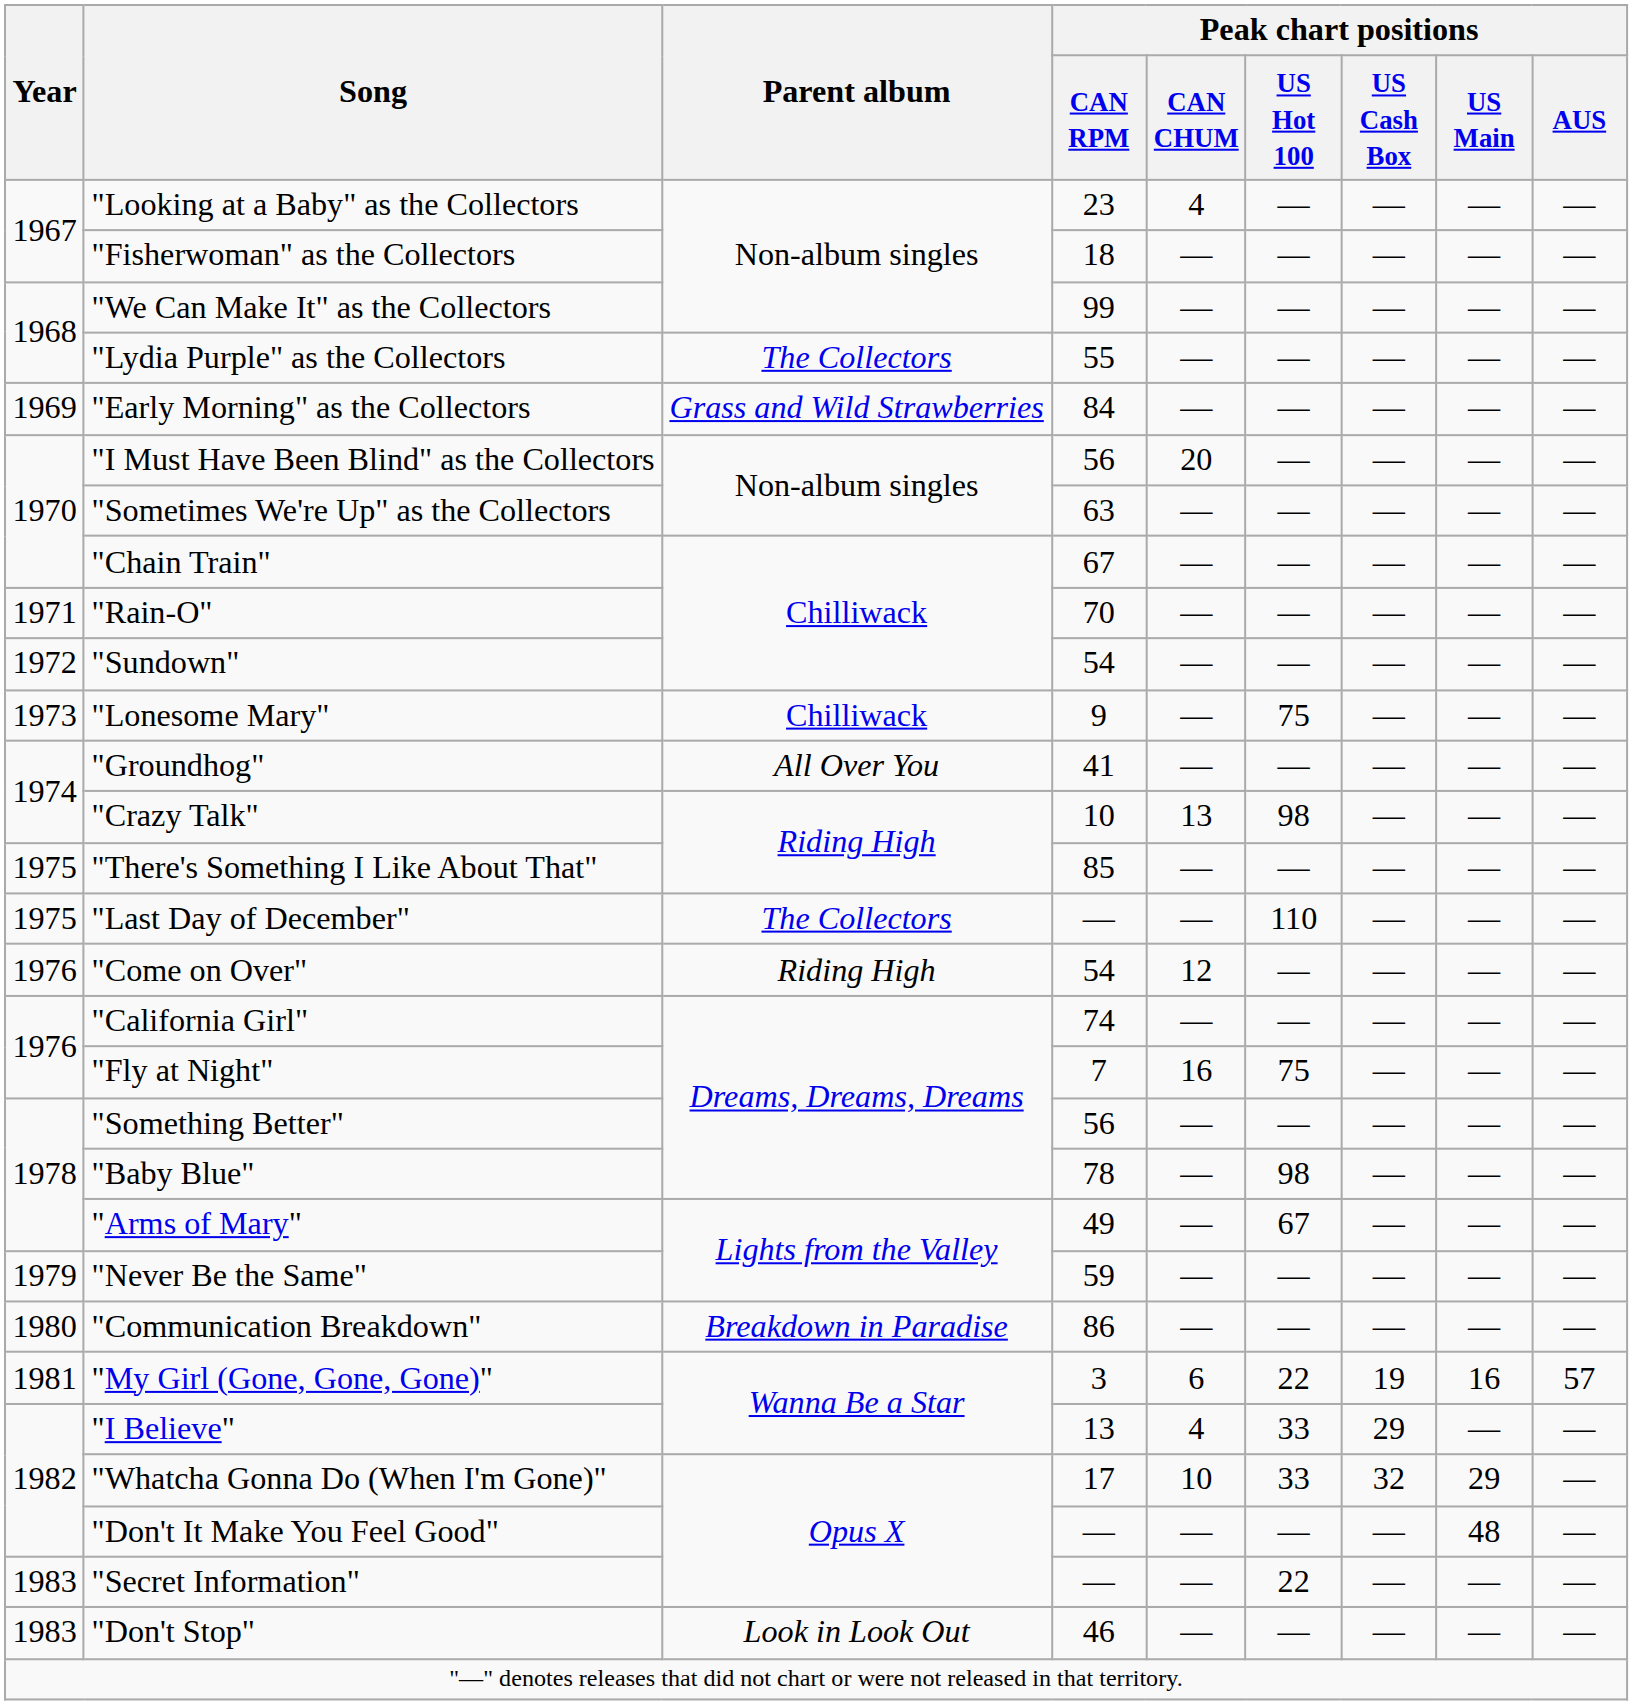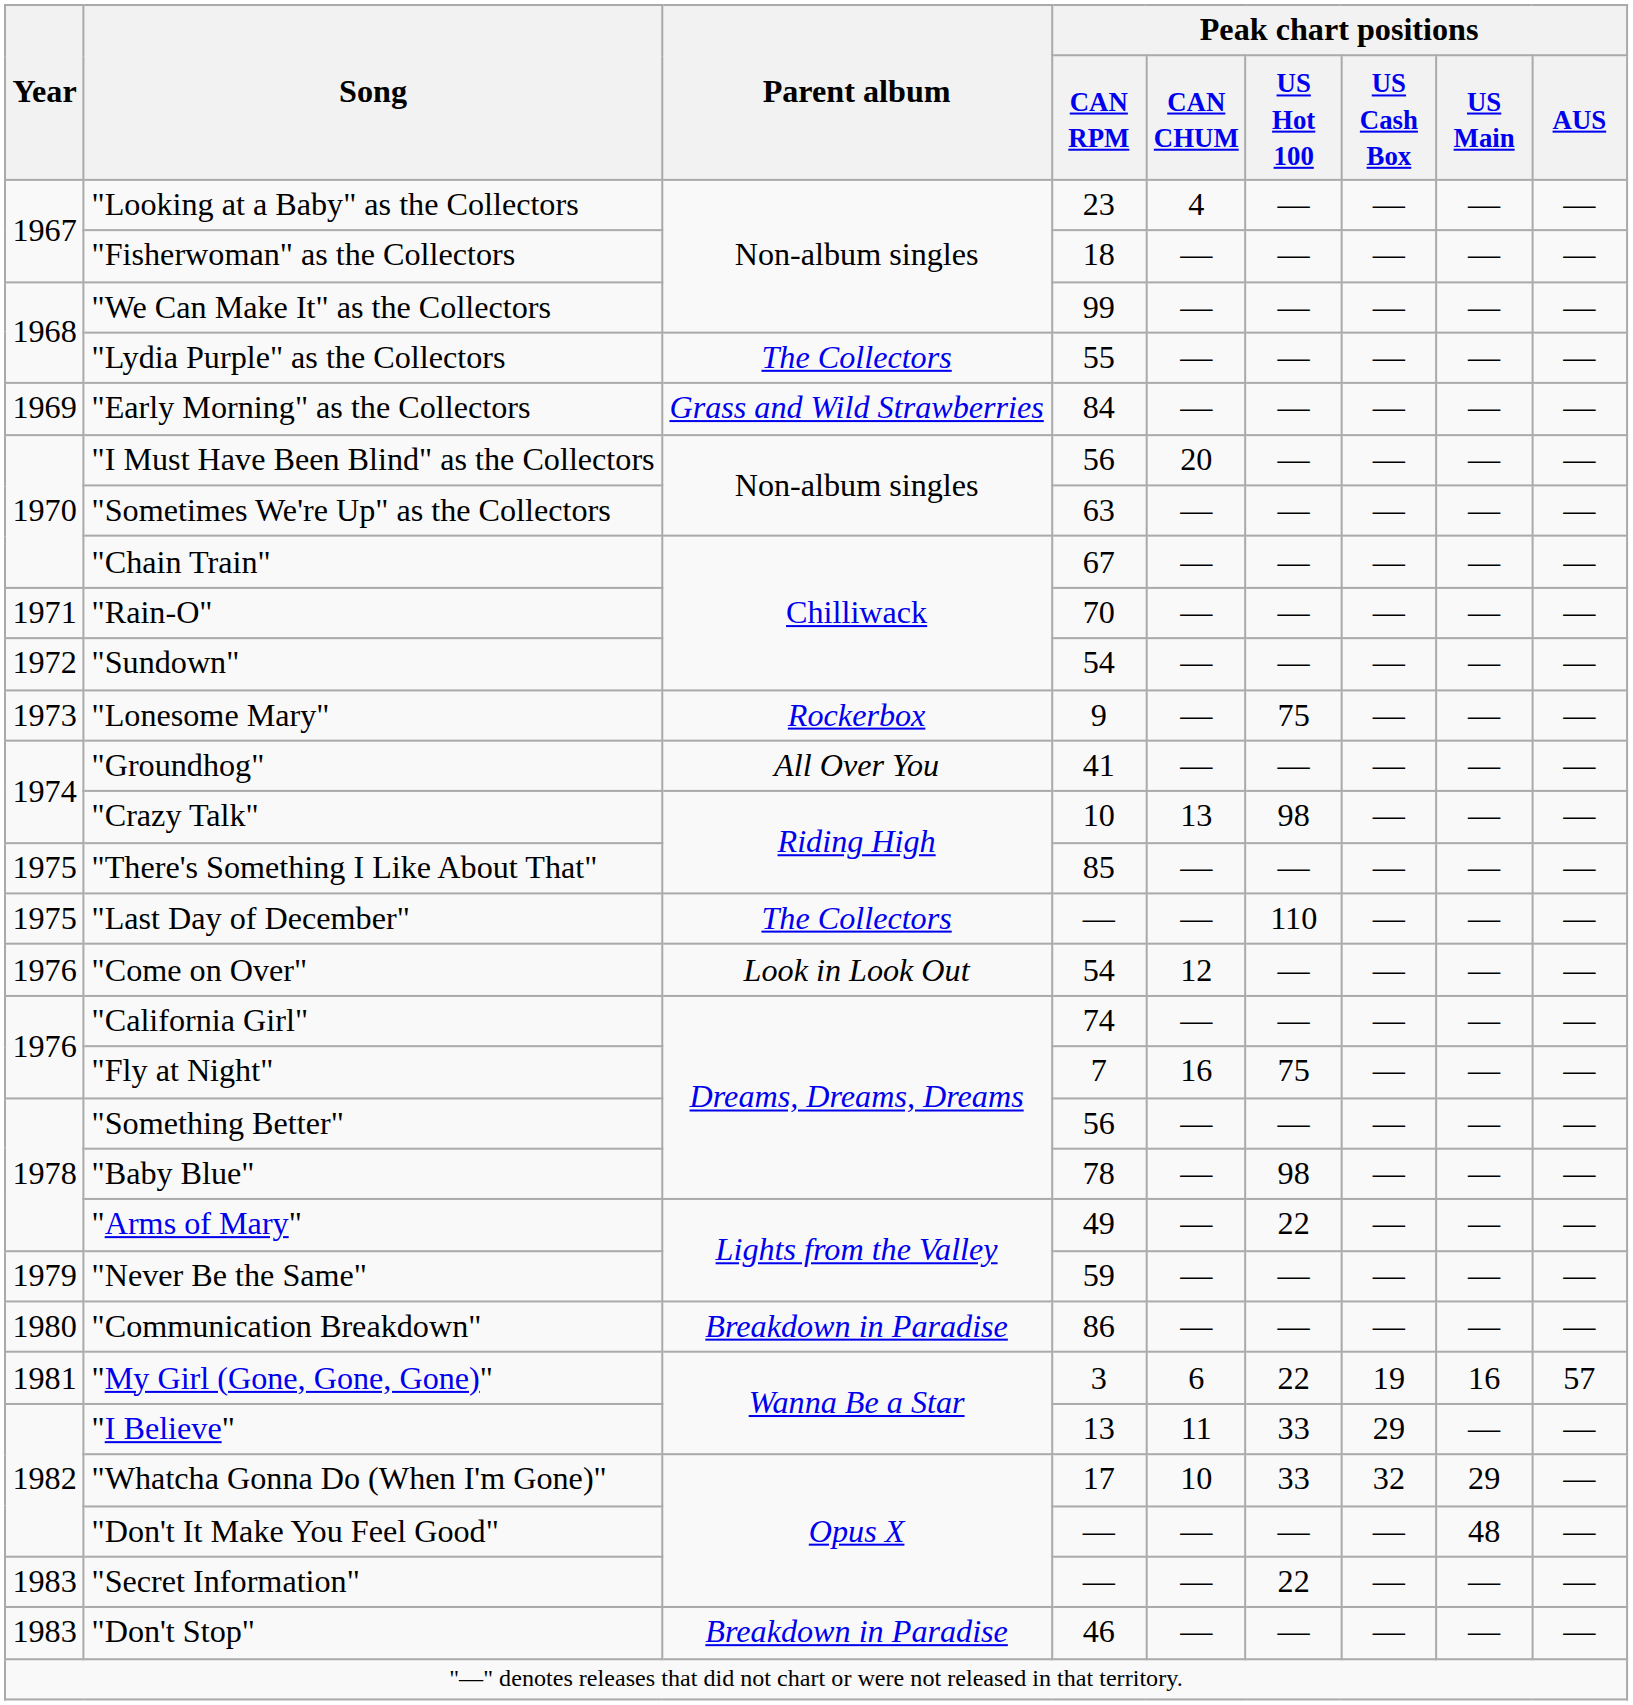(857, 714) Chilliwack -> (857, 714) Rockerbox
(857, 969) Riding High -> (857, 969) Look in Look Out
(1294, 1224) 67 -> (1294, 1224) 22
(1196, 1428) 4 -> (1196, 1428) 11
(857, 1632) Look in Look Out -> (857, 1632) Breakdown in Paradise
